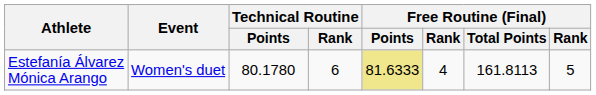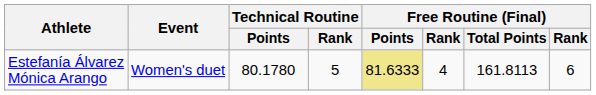(335, 70) 6 -> (335, 70) 5
(570, 70) 5 -> (570, 70) 6
